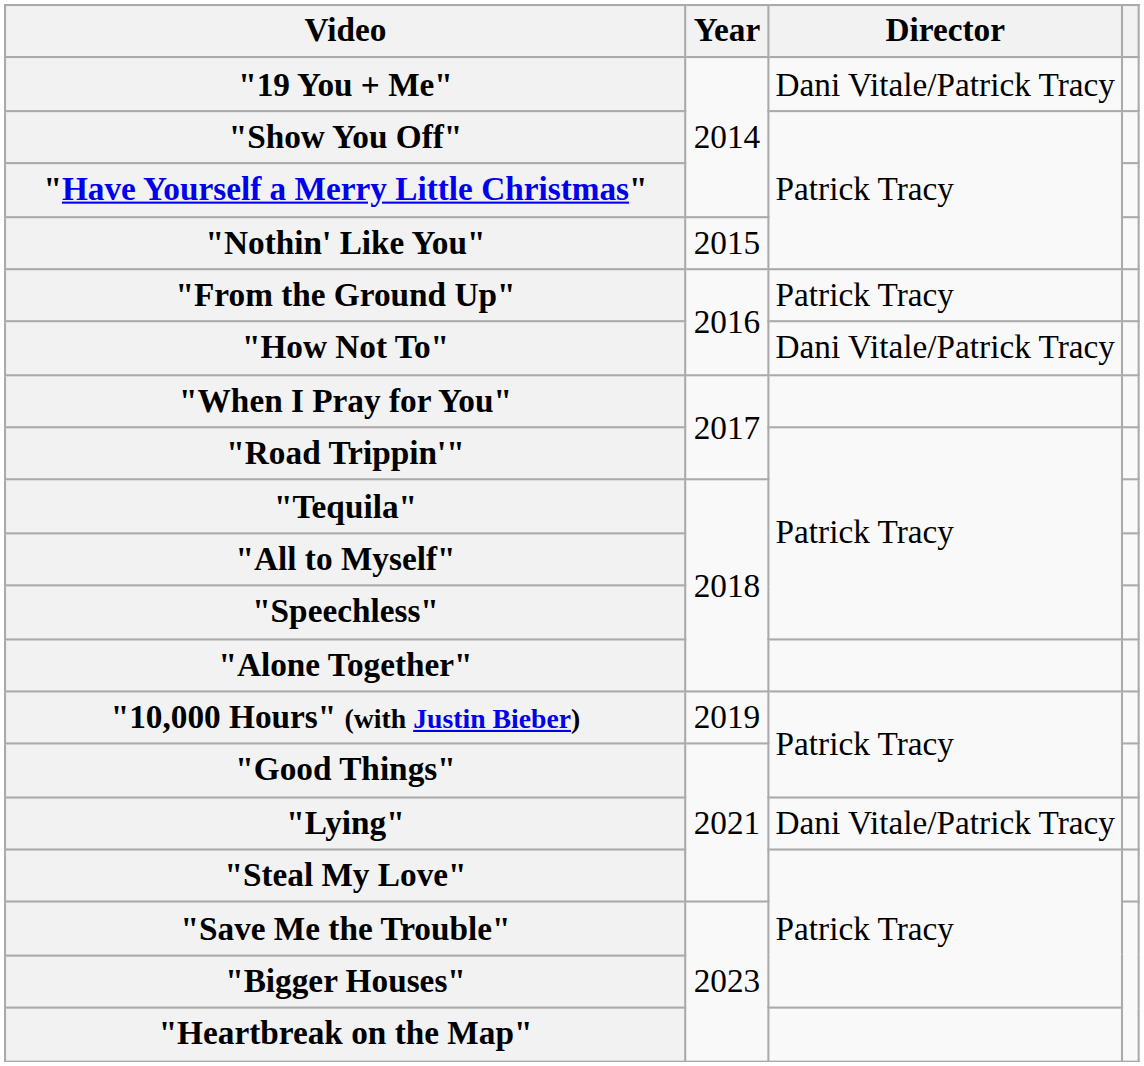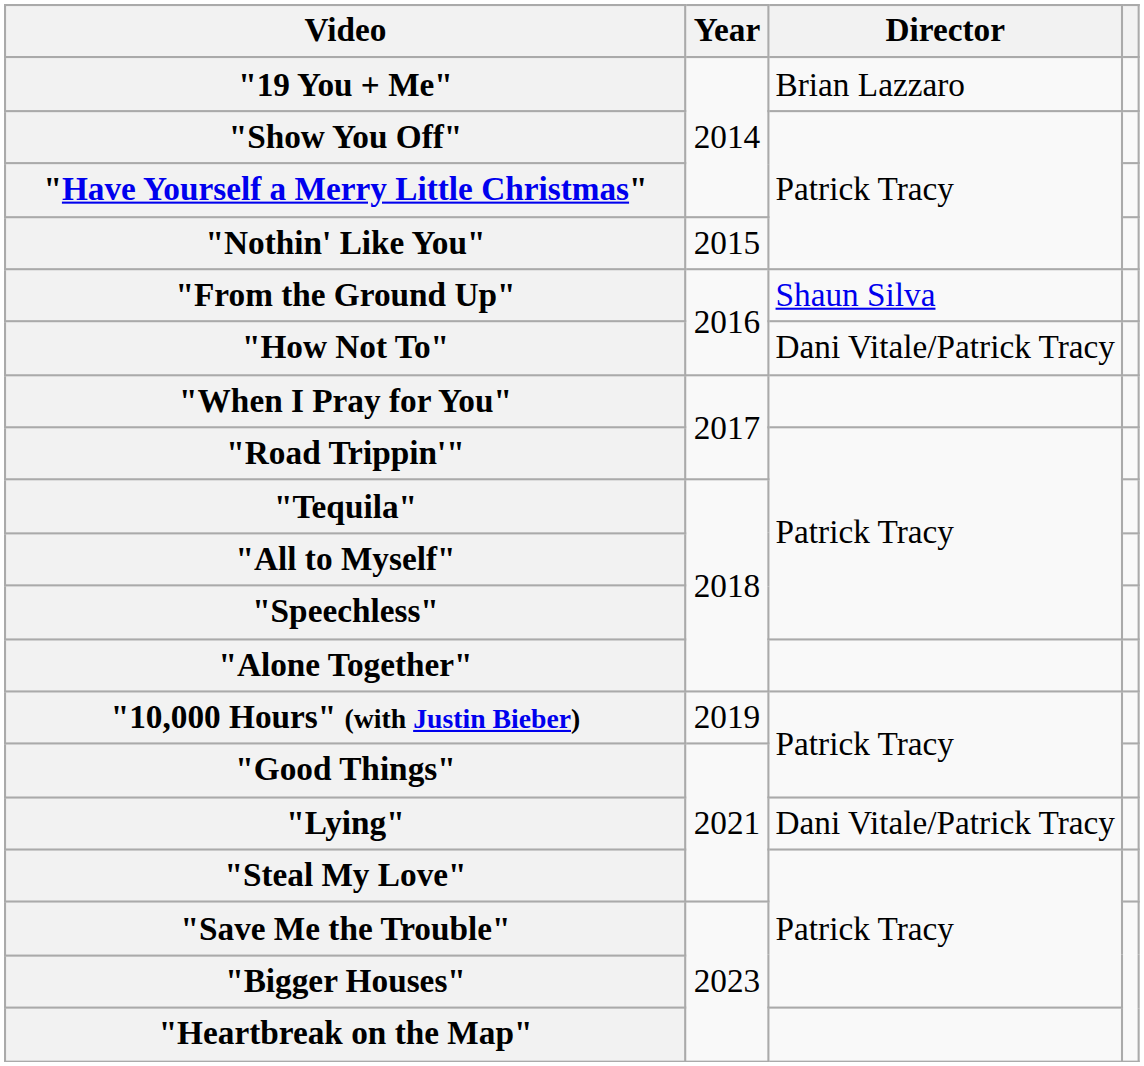(945, 83) Dani Vitale/Patrick Tracy -> (870, 83) Brian Lazzaro
(865, 294) Patrick Tracy -> (856, 294) Shaun Silva
